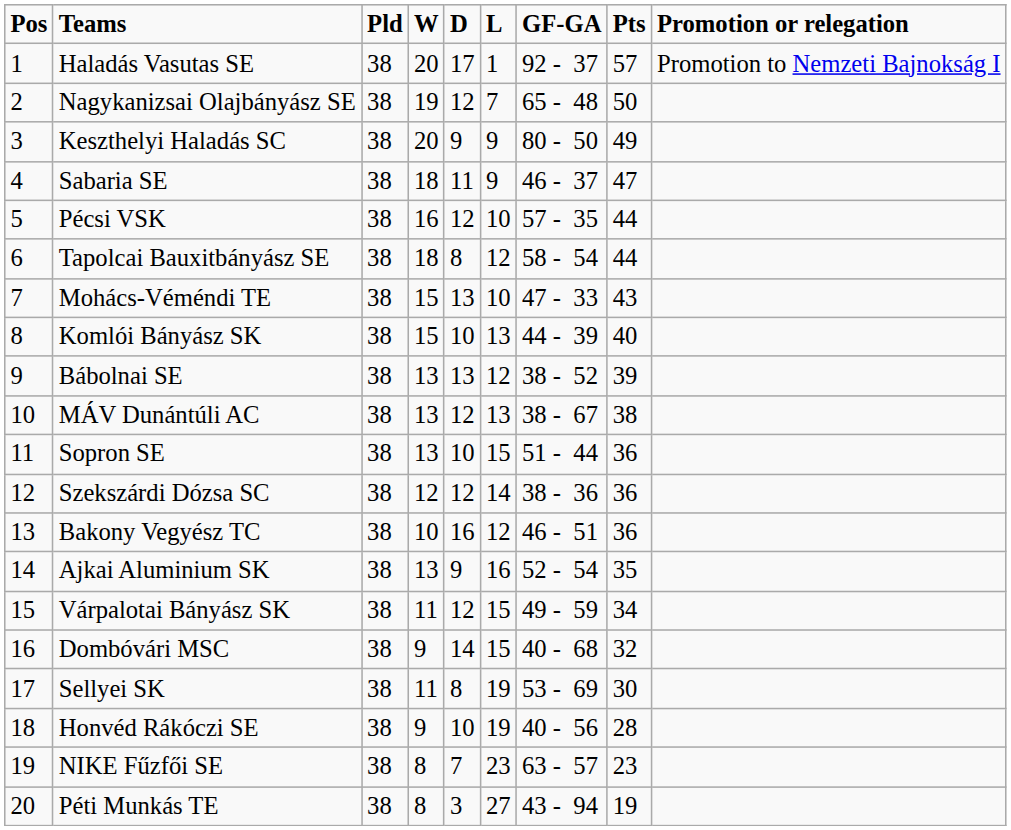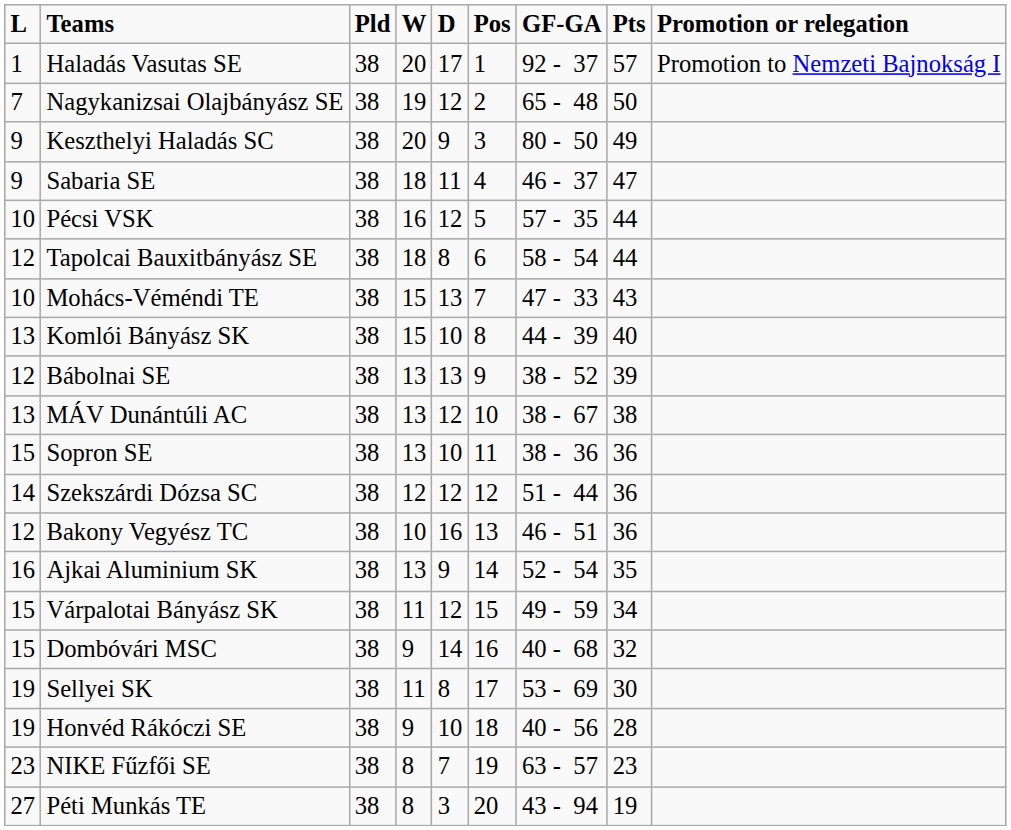columns swapped: (29, 24) <-> (494, 24)
(560, 453) 51 - 44 -> (560, 453) 38 - 36
(560, 492) 38 - 36 -> (560, 492) 51 - 44
